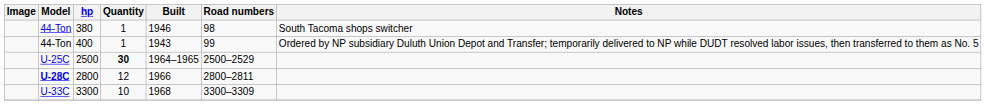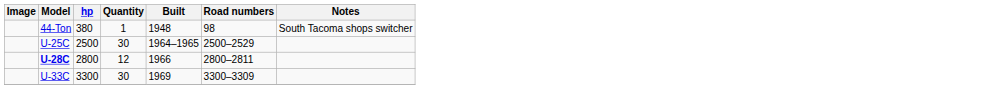(160, 28) 1946 -> (160, 28) 1948
- row: (84, 44)
(123, 60) bold -> (123, 44) normal
(123, 92) 10 -> (123, 76) 30
(160, 92) 1968 -> (160, 76) 1969
